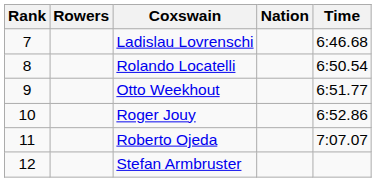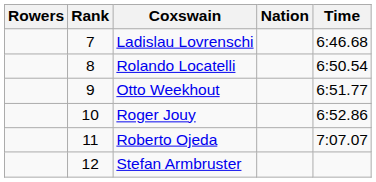columns swapped: (27, 16) <-> (81, 16)
